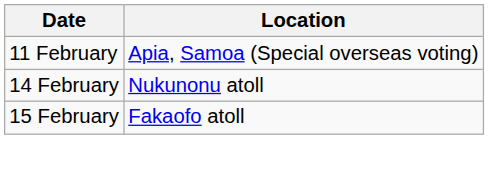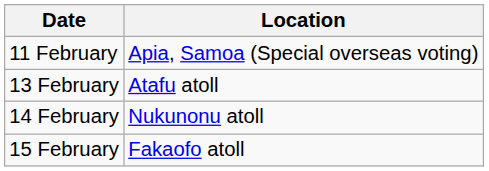+ row: (64, 85)
